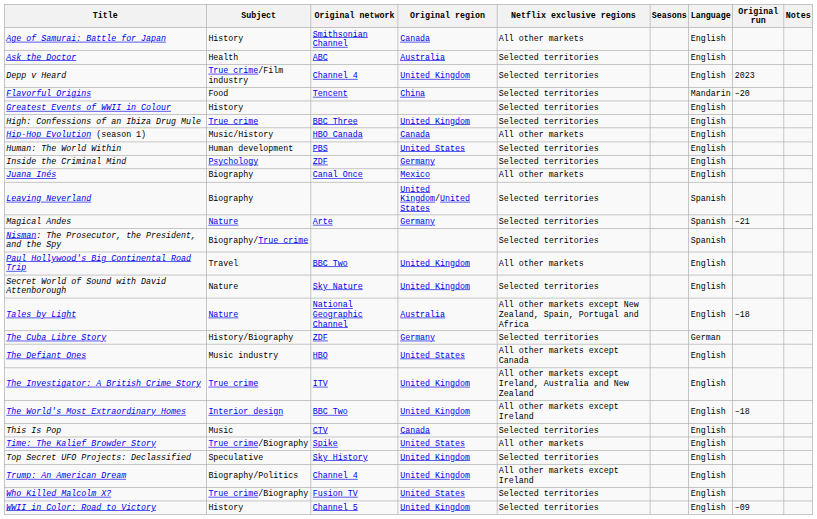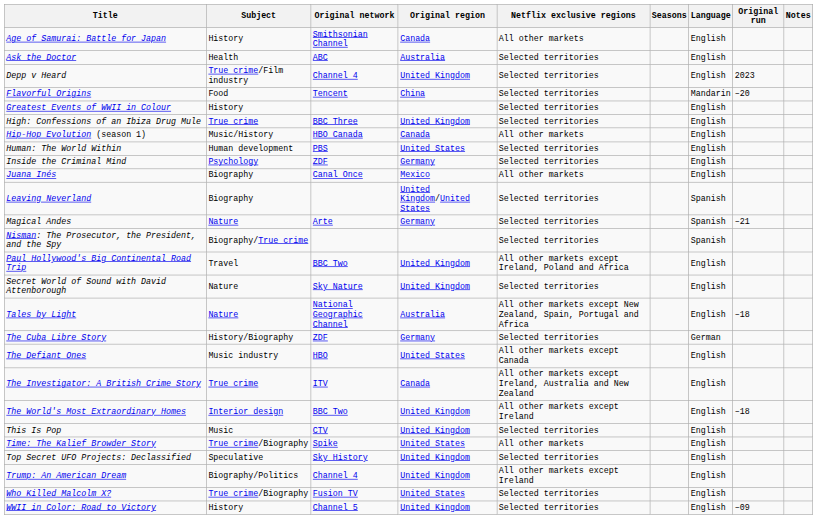(541, 263) All other markets -> (564, 263) All other markets except Ireland, Poland and Africa
(435, 384) United Kingdom -> (415, 384) Canada
(415, 430) Canada -> (435, 430) United Kingdom
